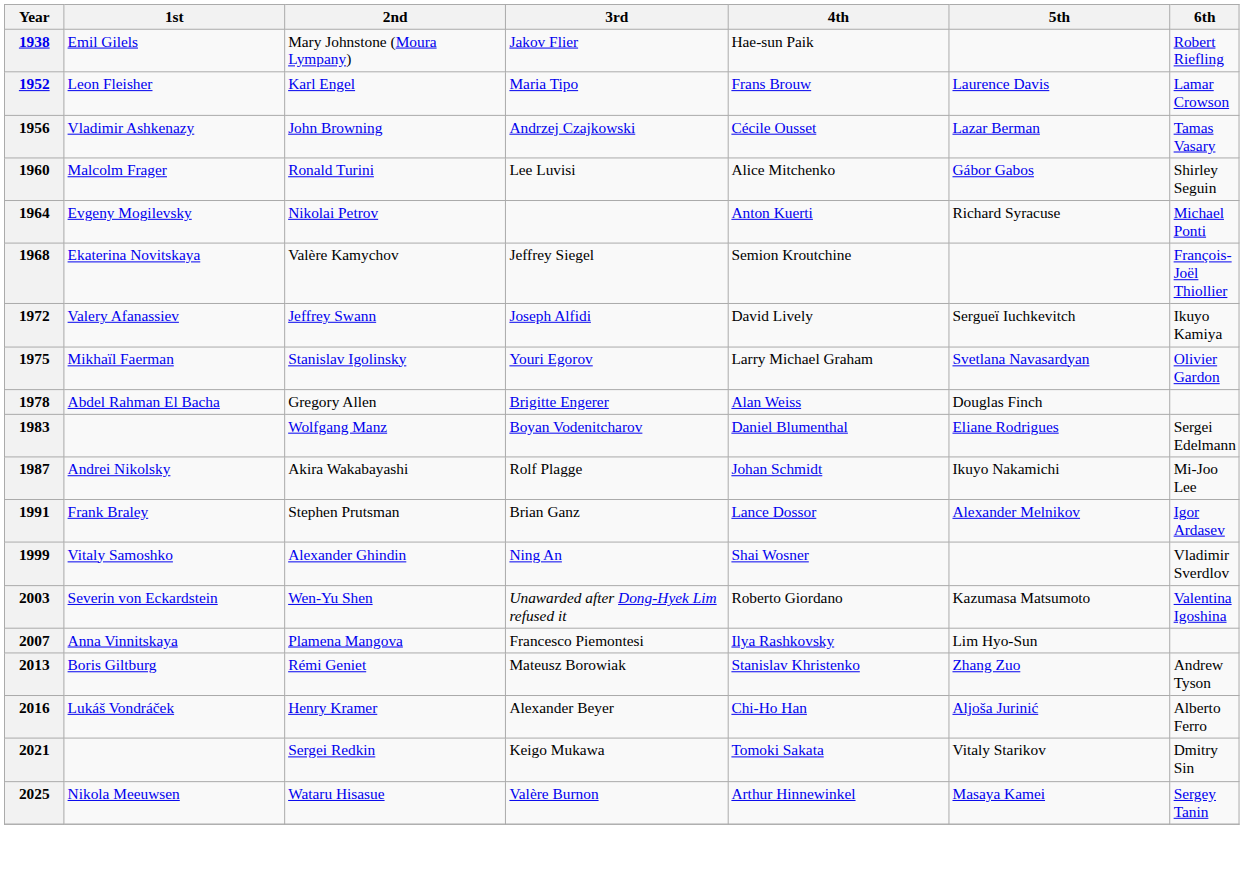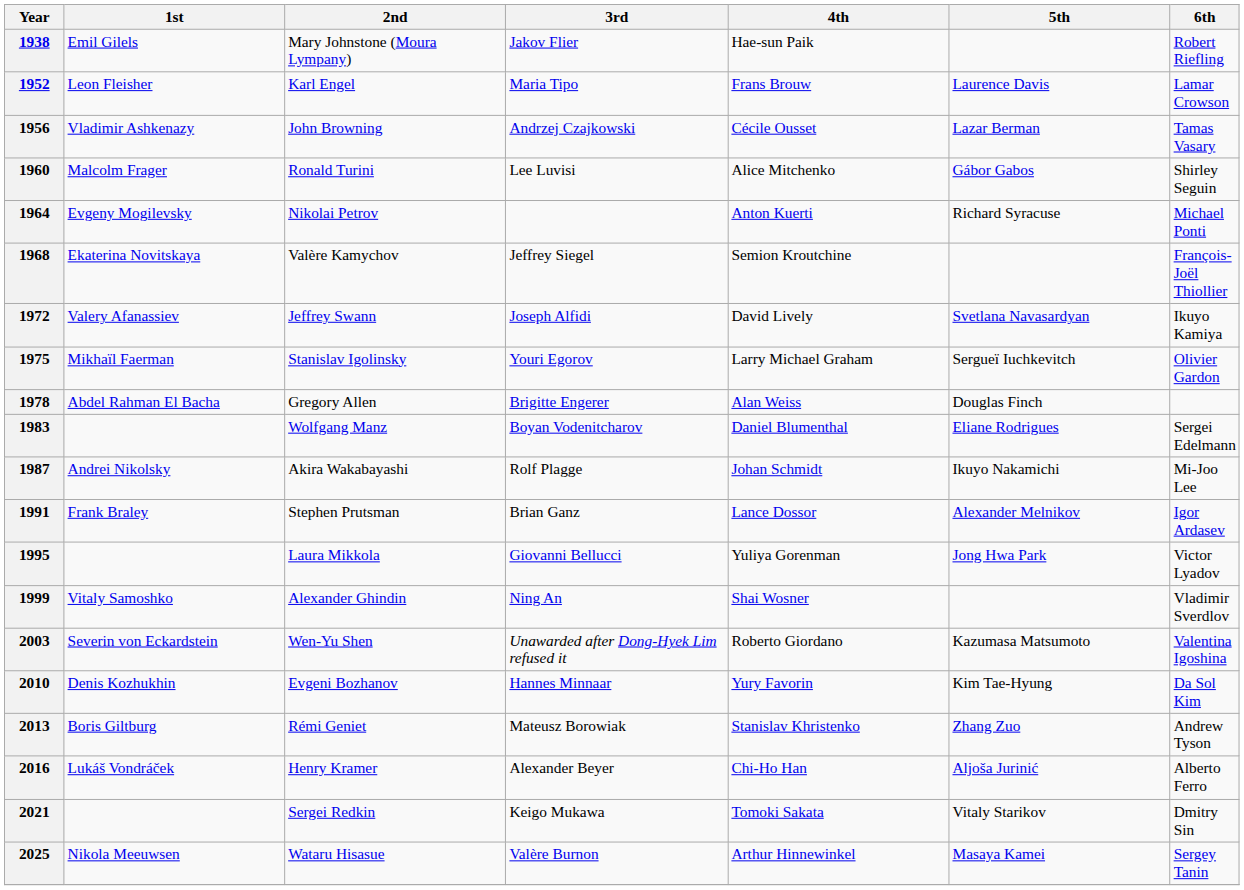(1014, 315) Sergueï Iuchkevitch -> (1021, 315) Svetlana Navasardyan
(1021, 358) Svetlana Navasardyan -> (1014, 358) Sergueï Iuchkevitch
+ row: (34, 554)
- row: (34, 639)
+ row: (34, 682)
